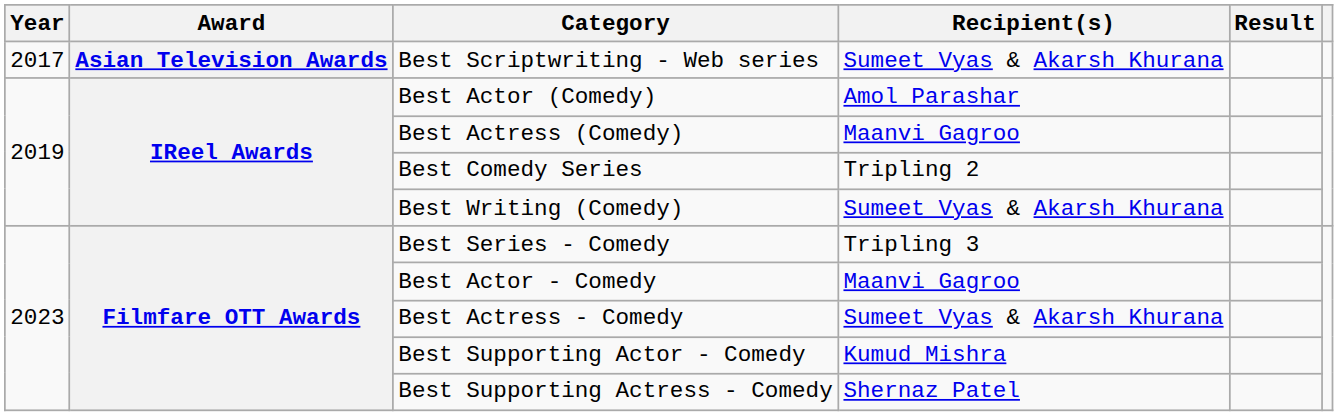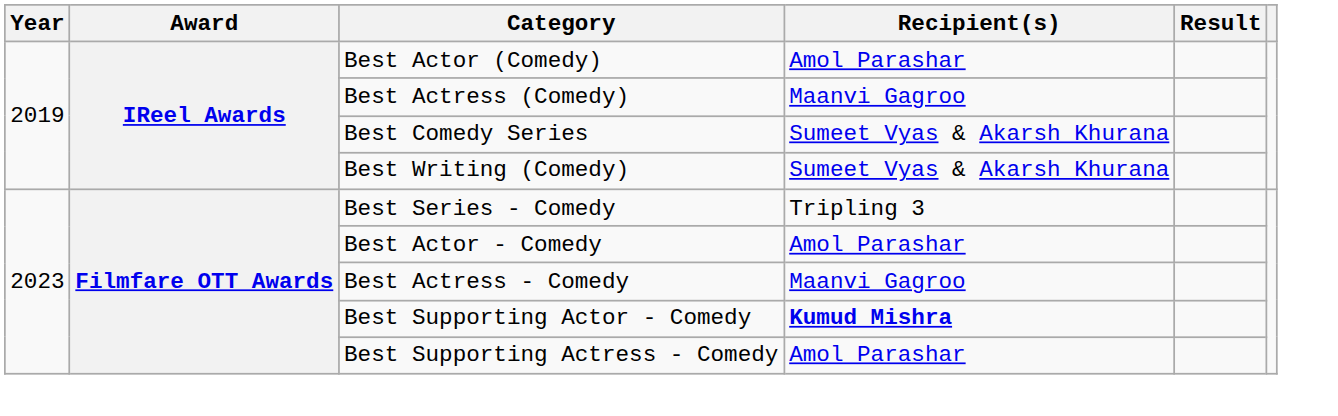- row: (609, 60)
(911, 171) Tripling 2 -> (979, 134) Sumeet Vyas & Akarsh Khurana
(932, 281) Maanvi Gagroo -> (877, 245) Amol Parashar
(1034, 318) Sumeet Vyas & Akarsh Khurana -> (877, 281) Maanvi Gagroo
(925, 355) normal -> (871, 318) bold
(932, 392) Shernaz Patel -> (877, 355) Amol Parashar
